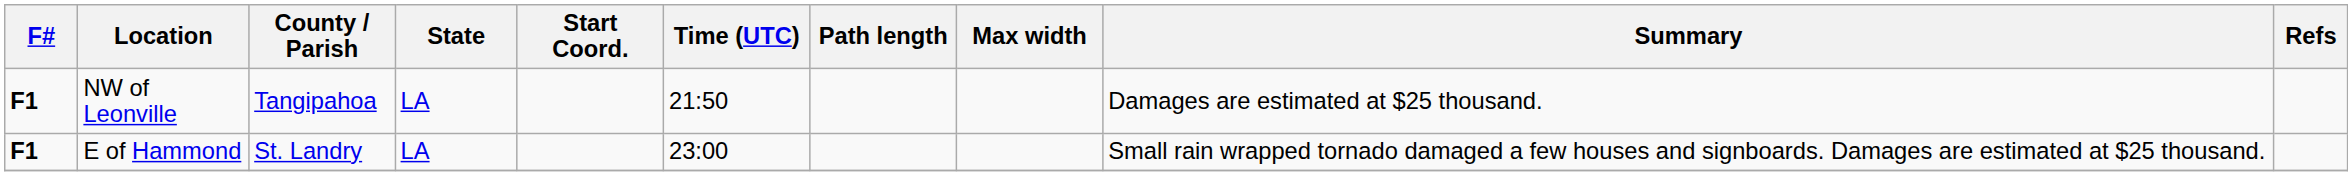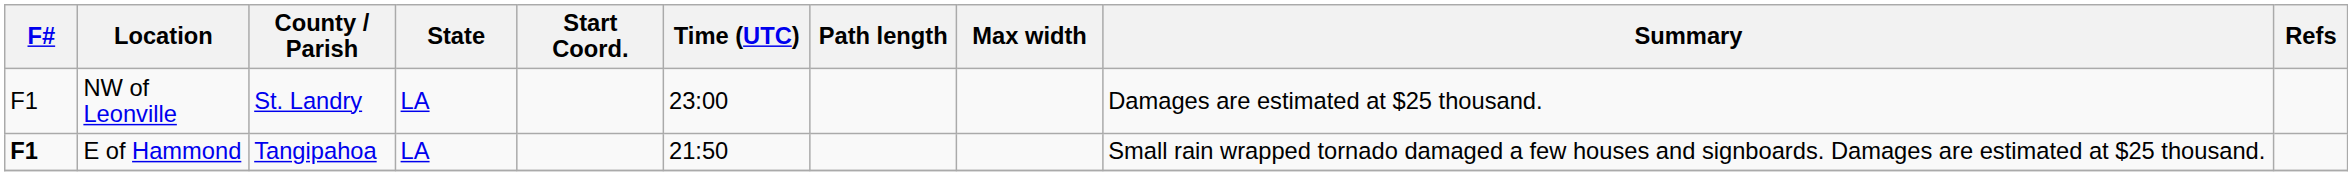(24, 100) bold -> (24, 100) normal
(315, 100) Tangipahoa -> (308, 100) St. Landry
(699, 100) 21:50 -> (699, 100) 23:00
(308, 151) St. Landry -> (315, 151) Tangipahoa
(699, 151) 23:00 -> (699, 151) 21:50
